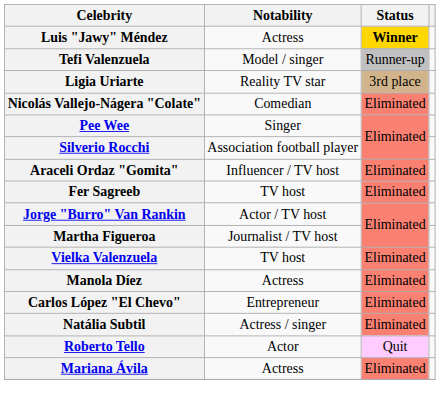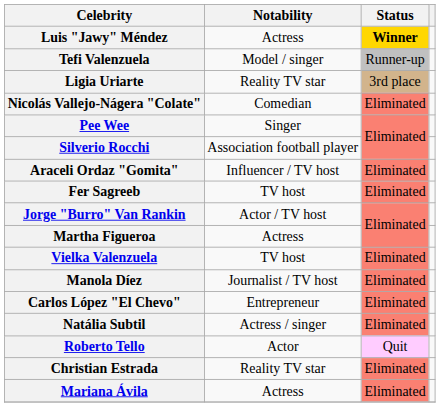(283, 236) Journalist / TV host -> (283, 236) Actress
(283, 280) Actress -> (283, 280) Journalist / TV host
+ row: (104, 368)
